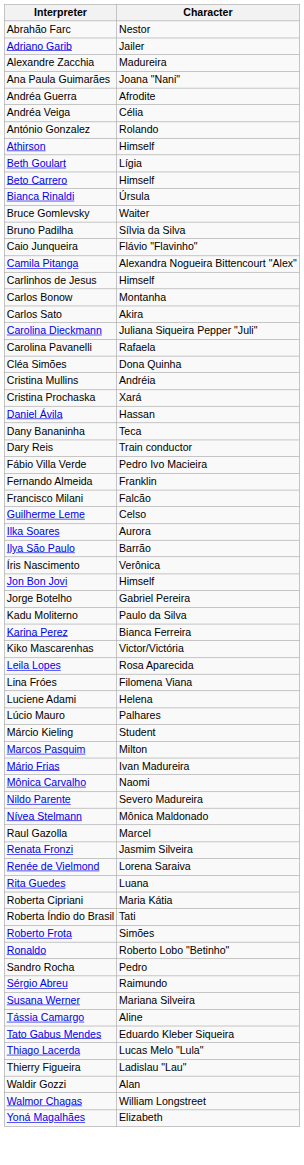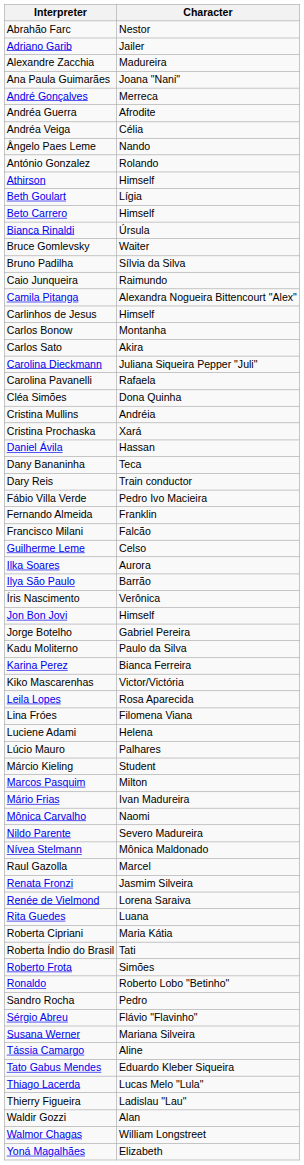+ row: (47, 96)
+ row: (51, 146)
(158, 247) Flávio "Flavinho" -> (143, 280) Raimundo
(143, 984) Raimundo -> (158, 1017) Flávio "Flavinho"
